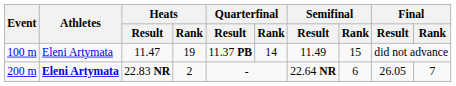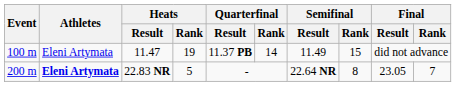(189, 72) 2 -> (189, 72) 5
(355, 72) 6 -> (355, 72) 8
(393, 72) 26.05 -> (393, 72) 23.05
